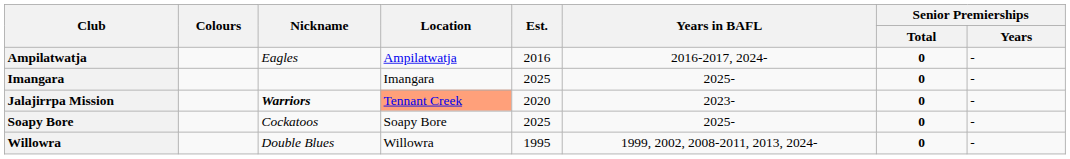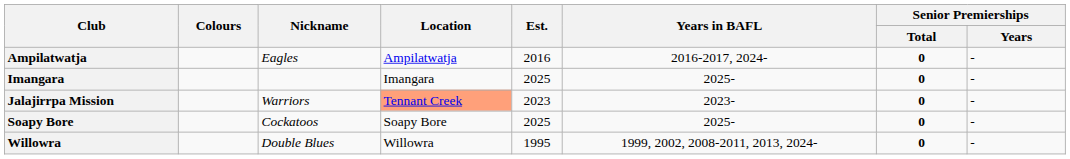(286, 100) bold -> (286, 100) normal
(537, 100) 2020 -> (537, 100) 2023
